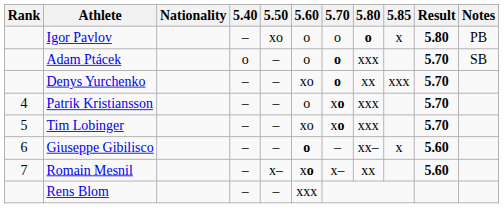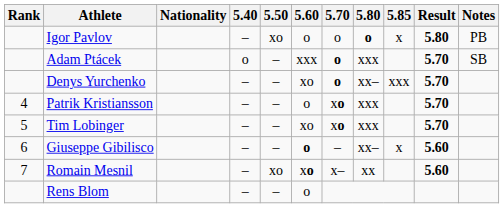(307, 59) o -> (307, 59) xxx
(368, 81) xx -> (368, 81) xx–
(276, 170) x– -> (276, 170) xo
(307, 192) xxx -> (307, 192) o
